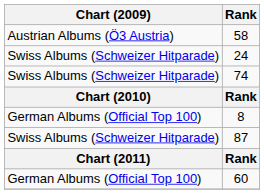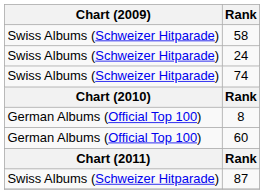(91, 35) Austrian Albums (Ö3 Austria) -> (113, 35) Swiss Albums (Schweizer Hitparade)
rows swapped: (241, 138) <-> (241, 179)
